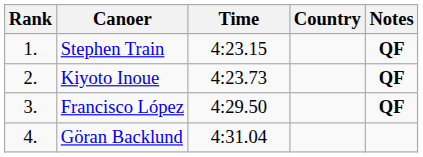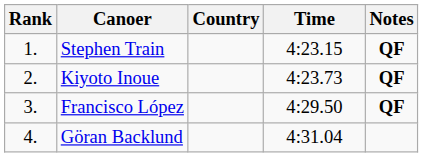columns swapped: (327, 19) <-> (239, 19)
